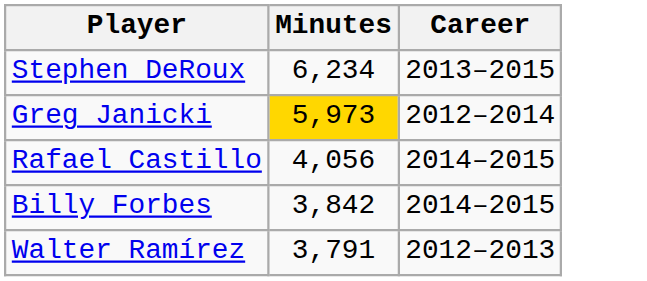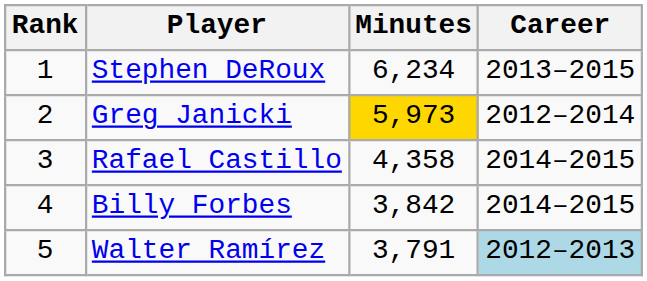+ column: (45, 28)
(334, 162) 4,056 -> (414, 162) 4,358
(480, 252) no background -> (560, 252) lightblue background
